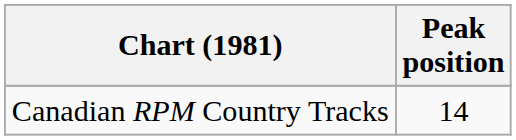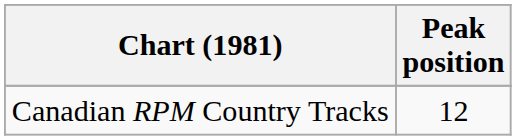(454, 109) 14 -> (454, 109) 12
